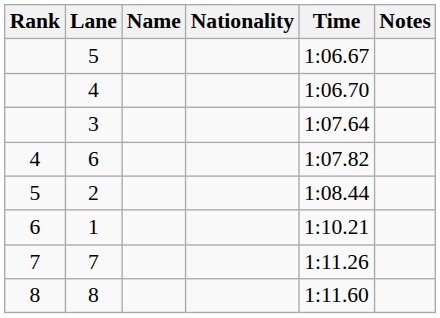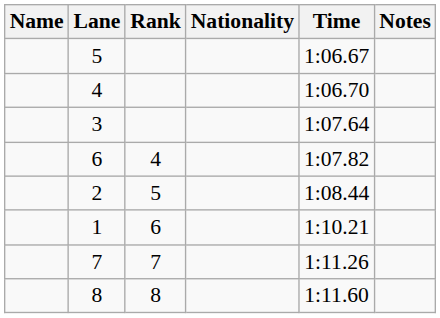columns swapped: (35, 21) <-> (154, 21)
